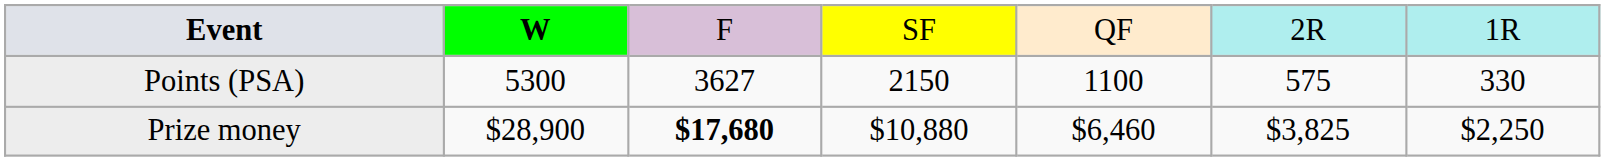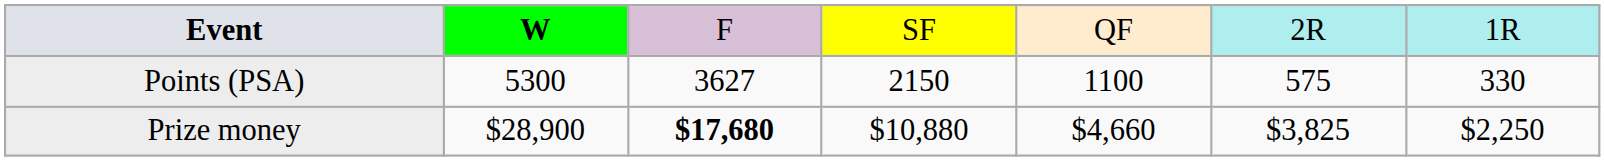(1114, 130) $6,460 -> (1114, 130) $4,660
